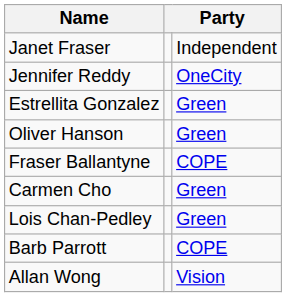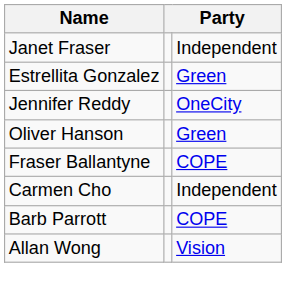rows swapped: (84, 104) <-> (70, 76)
(201, 190) Green -> (226, 190) Independent
- row: (80, 219)
